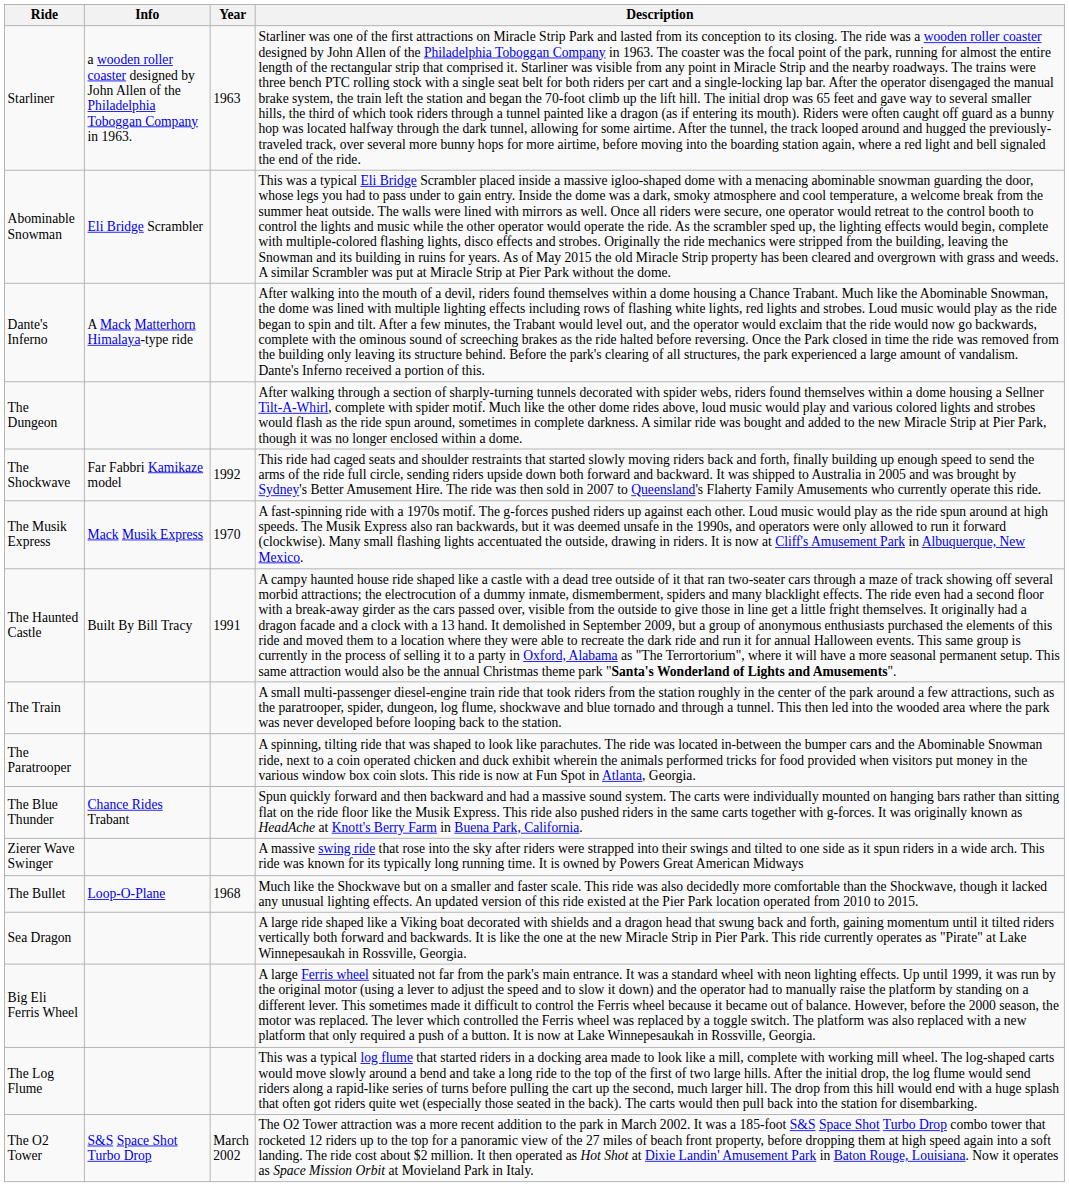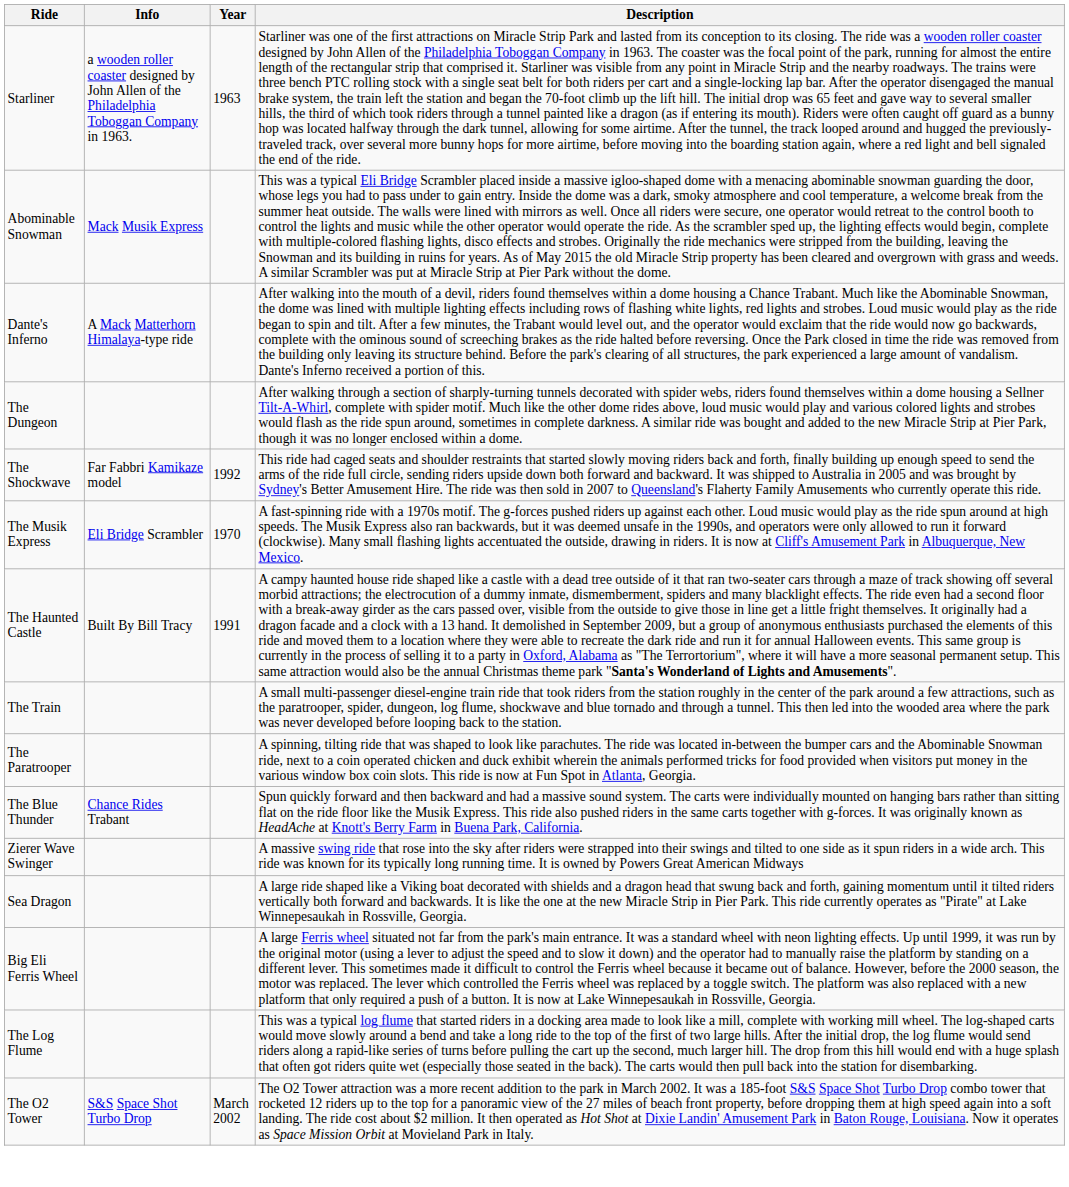(145, 226) Eli Bridge Scrambler -> (145, 226) Mack Musik Express
(145, 534) Mack Musik Express -> (145, 534) Eli Bridge Scrambler
- row: (36, 893)
